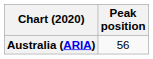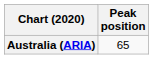(123, 44) 56 -> (123, 44) 65
